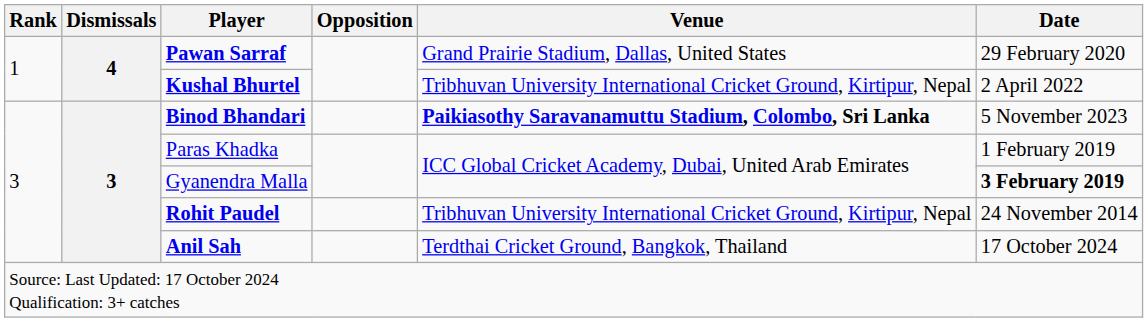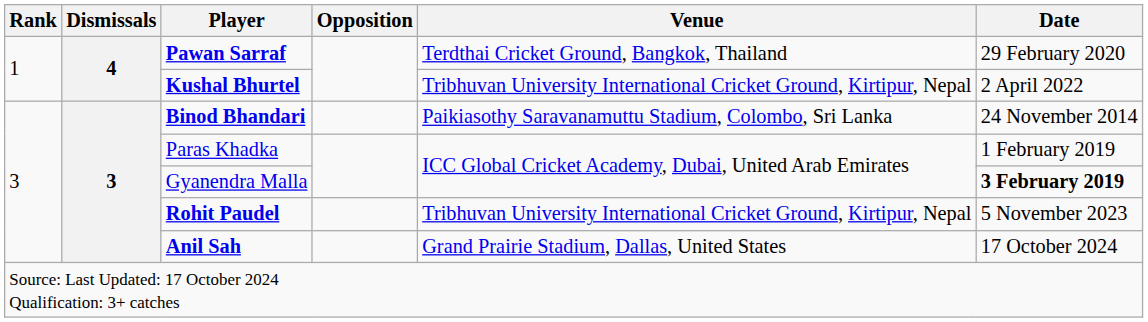(604, 52) Grand Prairie Stadium, Dallas, United States -> (605, 52) Terdthai Cricket Ground, Bangkok, Thailand
(676, 117) bold -> (657, 117) normal
(1054, 117) 5 November 2023 -> (1059, 117) 24 November 2014
(1059, 213) 24 November 2014 -> (1054, 213) 5 November 2023
(605, 246) Terdthai Cricket Ground, Bangkok, Thailand -> (604, 246) Grand Prairie Stadium, Dallas, United States
